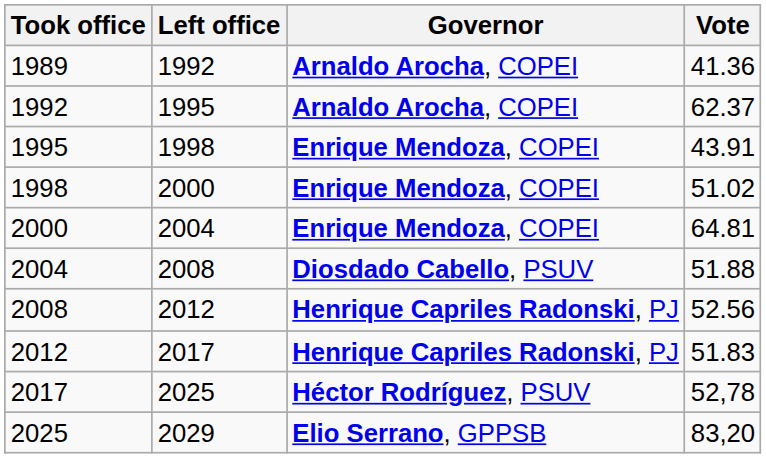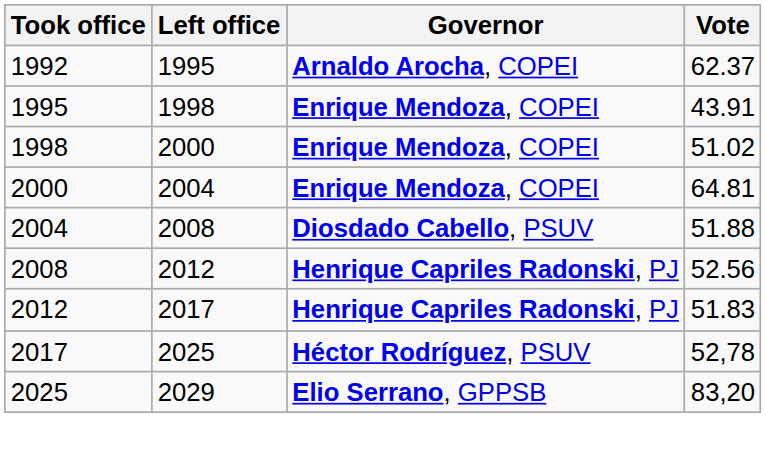- row: (39, 66)
